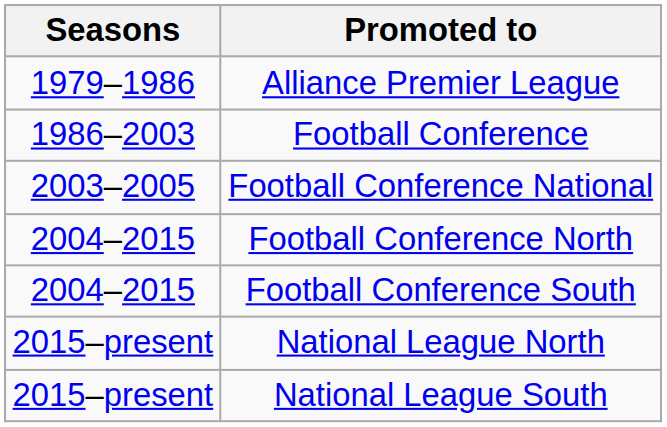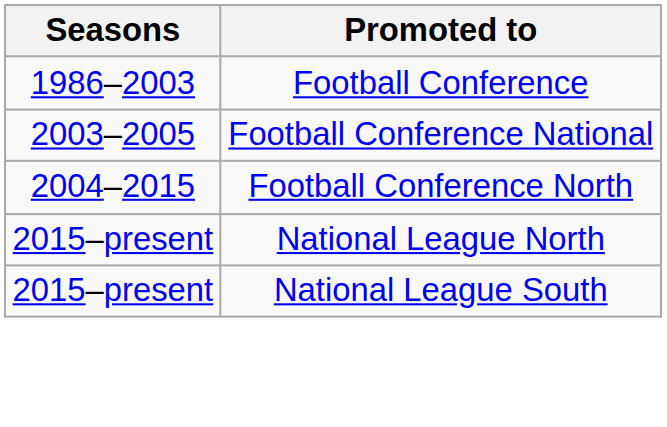- row: (441, 82)
- row: (441, 290)
